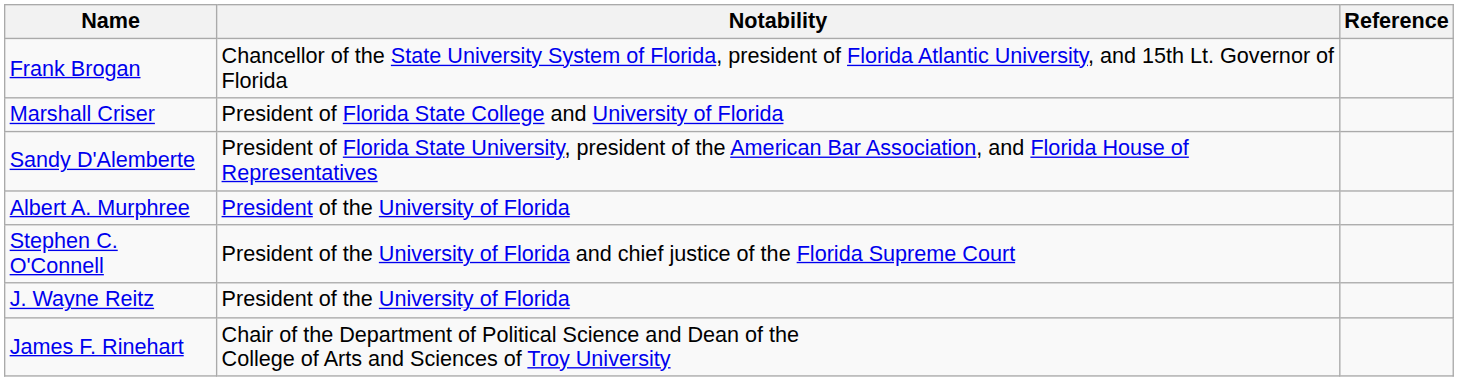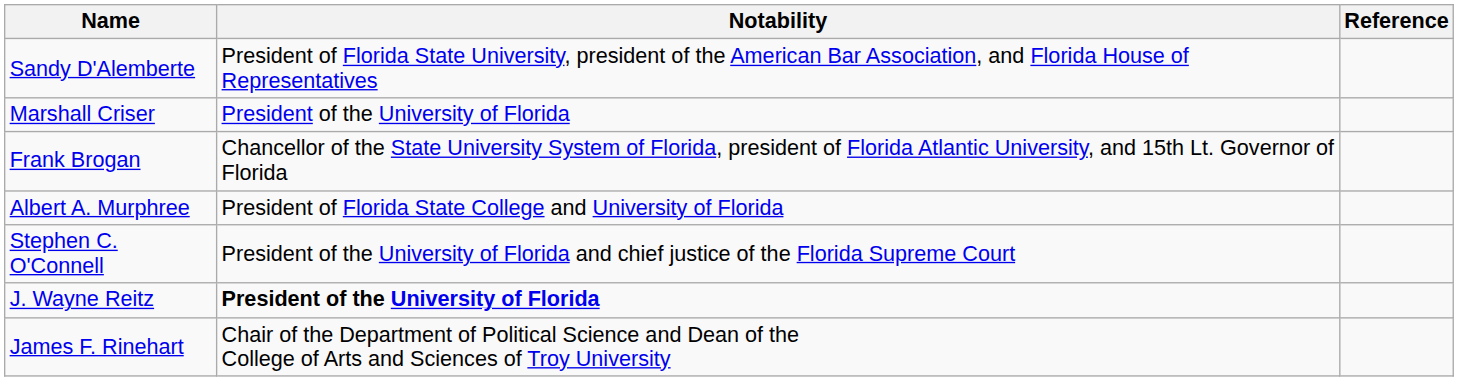rows swapped: (75, 68) <-> (102, 160)
(503, 114) President of Florida State College and University of Florida -> (396, 114) President of the University of Florida
(396, 207) President of the University of Florida -> (503, 207) President of Florida State College and University of Florida
(396, 300) normal -> (411, 300) bold
